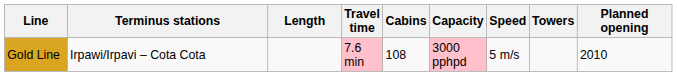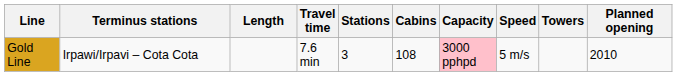+ column: (365, 21)
(354, 54) pink background -> (310, 54) no background
